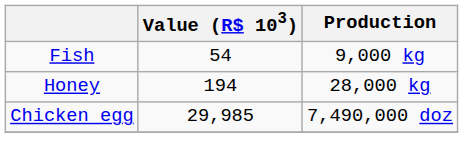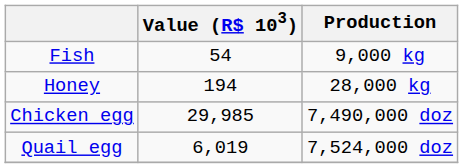+ row: (72, 148)
